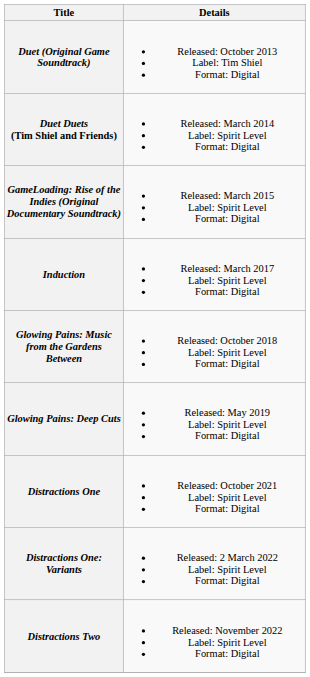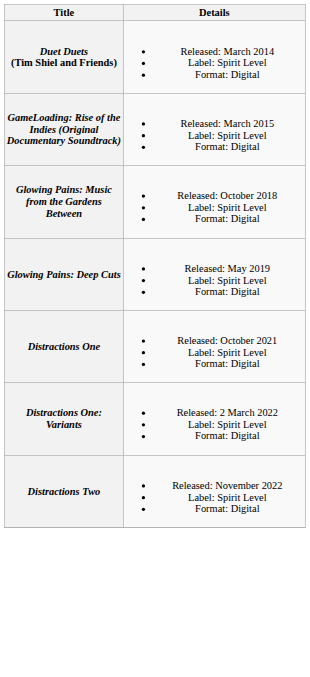- row: (64, 57)
- row: (64, 274)
